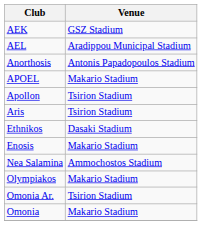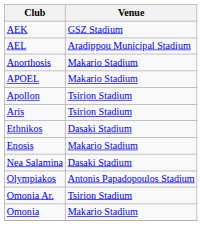(131, 63) Antonis Papadopoulos Stadium -> (103, 63) Makario Stadium
(115, 162) Ammochostos Stadium -> (100, 162) Dasaki Stadium
(103, 179) Makario Stadium -> (131, 179) Antonis Papadopoulos Stadium
